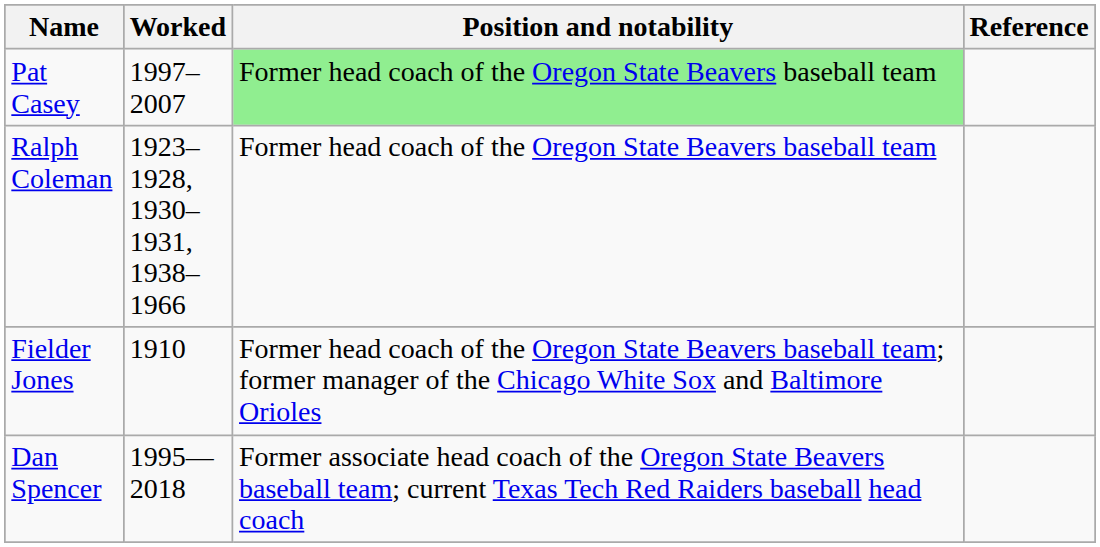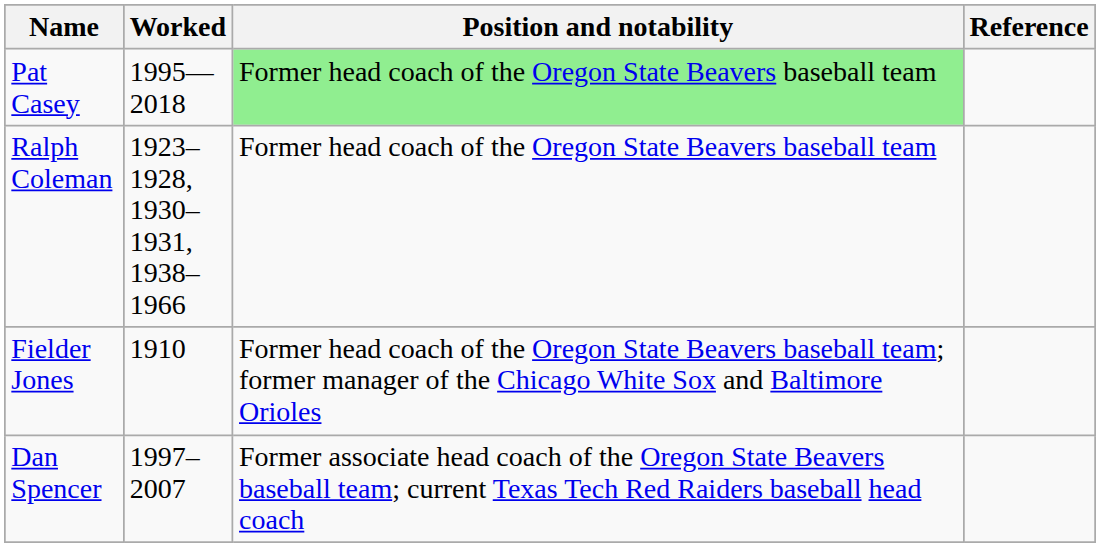(165, 86) 1997–2007 -> (172, 86) 1995—2018
(172, 472) 1995—2018 -> (165, 472) 1997–2007
